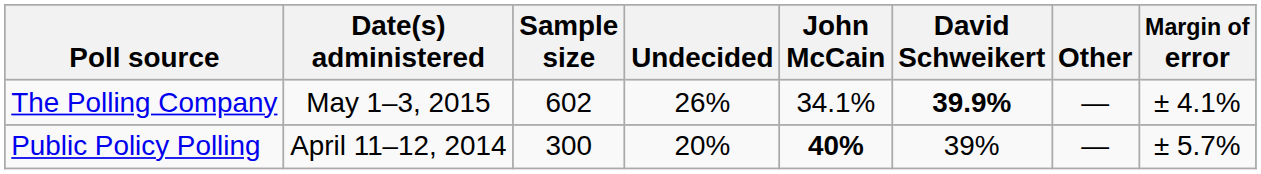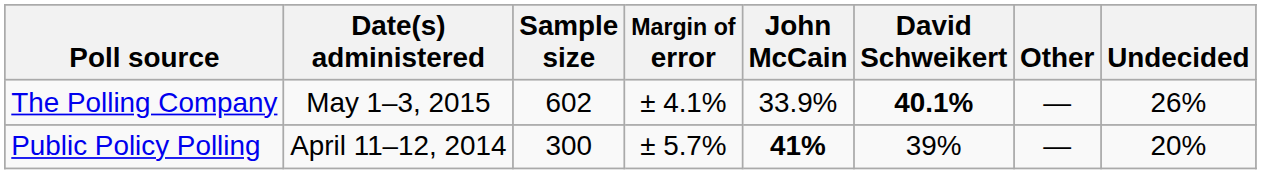columns swapped: (1197, 43) <-> (702, 57)
(836, 102) 34.1% -> (798, 102) 33.9%
(972, 102) 39.9% -> (934, 102) 40.1%
(836, 146) 40% -> (798, 146) 41%
